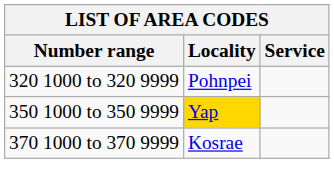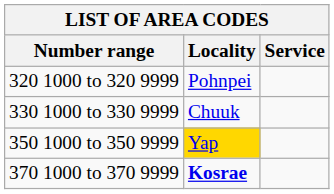+ row: (94, 111)
(215, 142) normal -> (218, 173) bold
